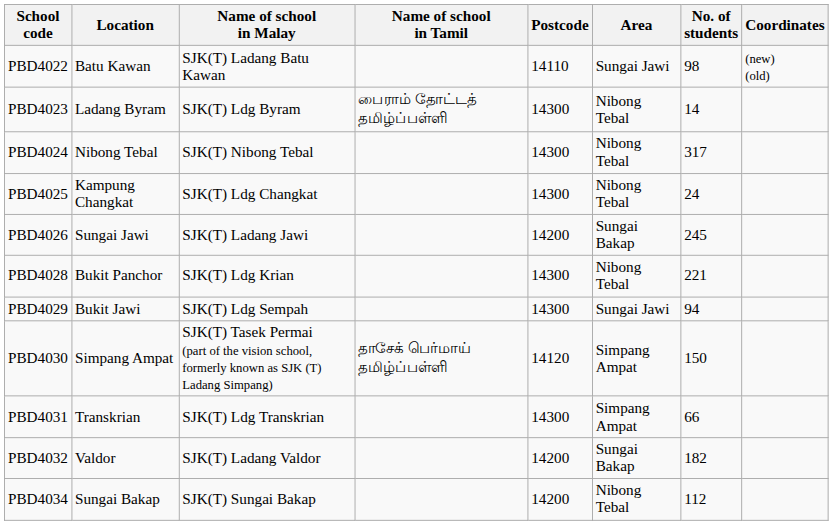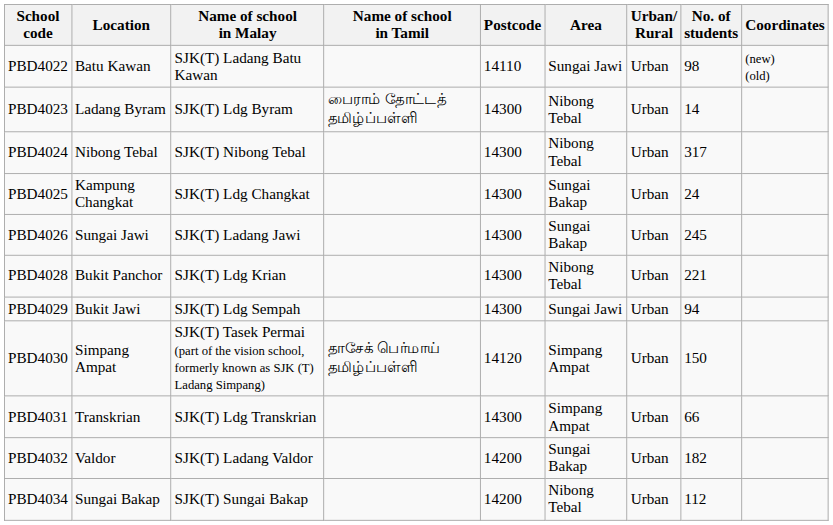+ column: (654, 25)
(618, 193) Nibong Tebal -> (569, 193) Sungai Bakap
(550, 234) 14200 -> (503, 234) 14300
